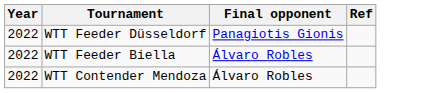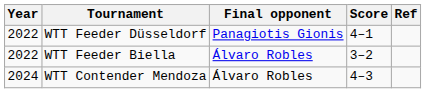+ column: (369, 15)
(23, 77) 2022 -> (23, 77) 2024
